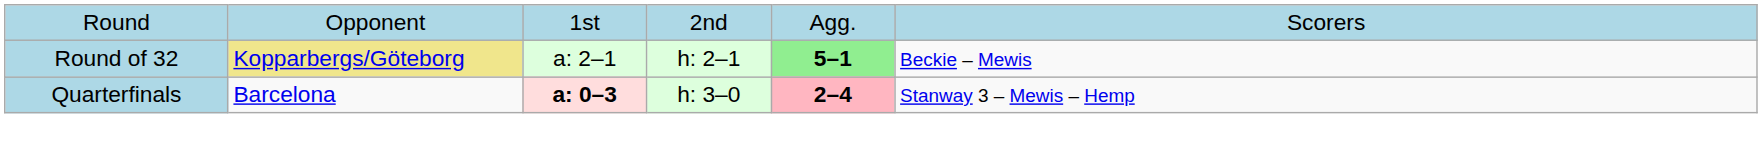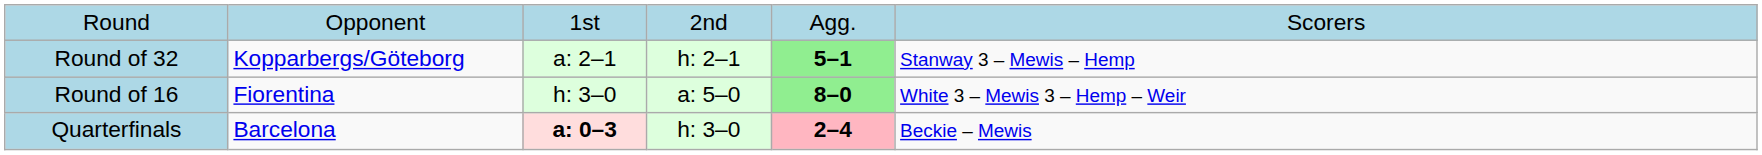(349, 58) khaki background -> (349, 58) no background
(966, 59) Beckie – Mewis -> (1017, 59) Stanway 3 – Mewis – Hemp
+ row: (116, 94)
(1017, 96) Stanway 3 – Mewis – Hemp -> (966, 132) Beckie – Mewis
